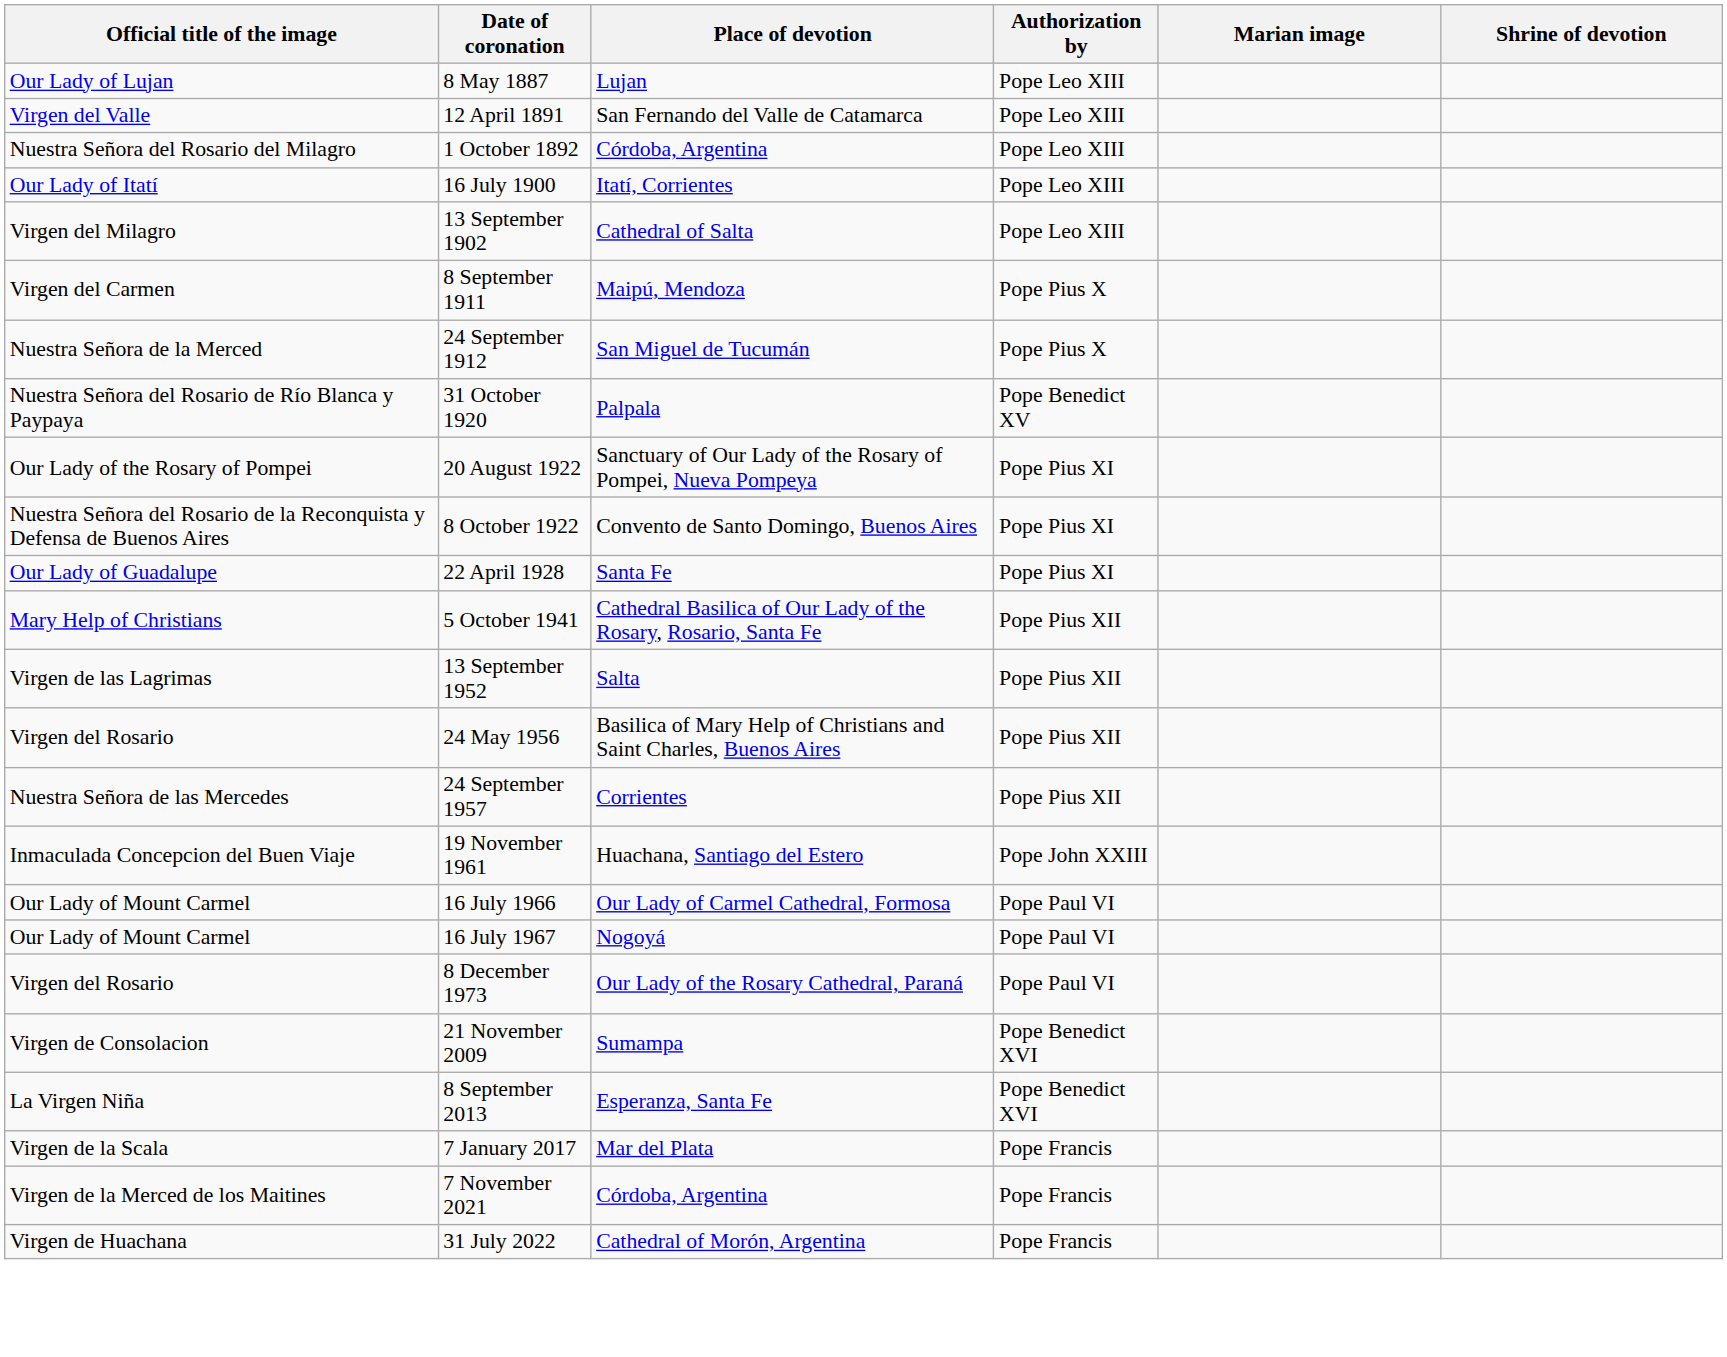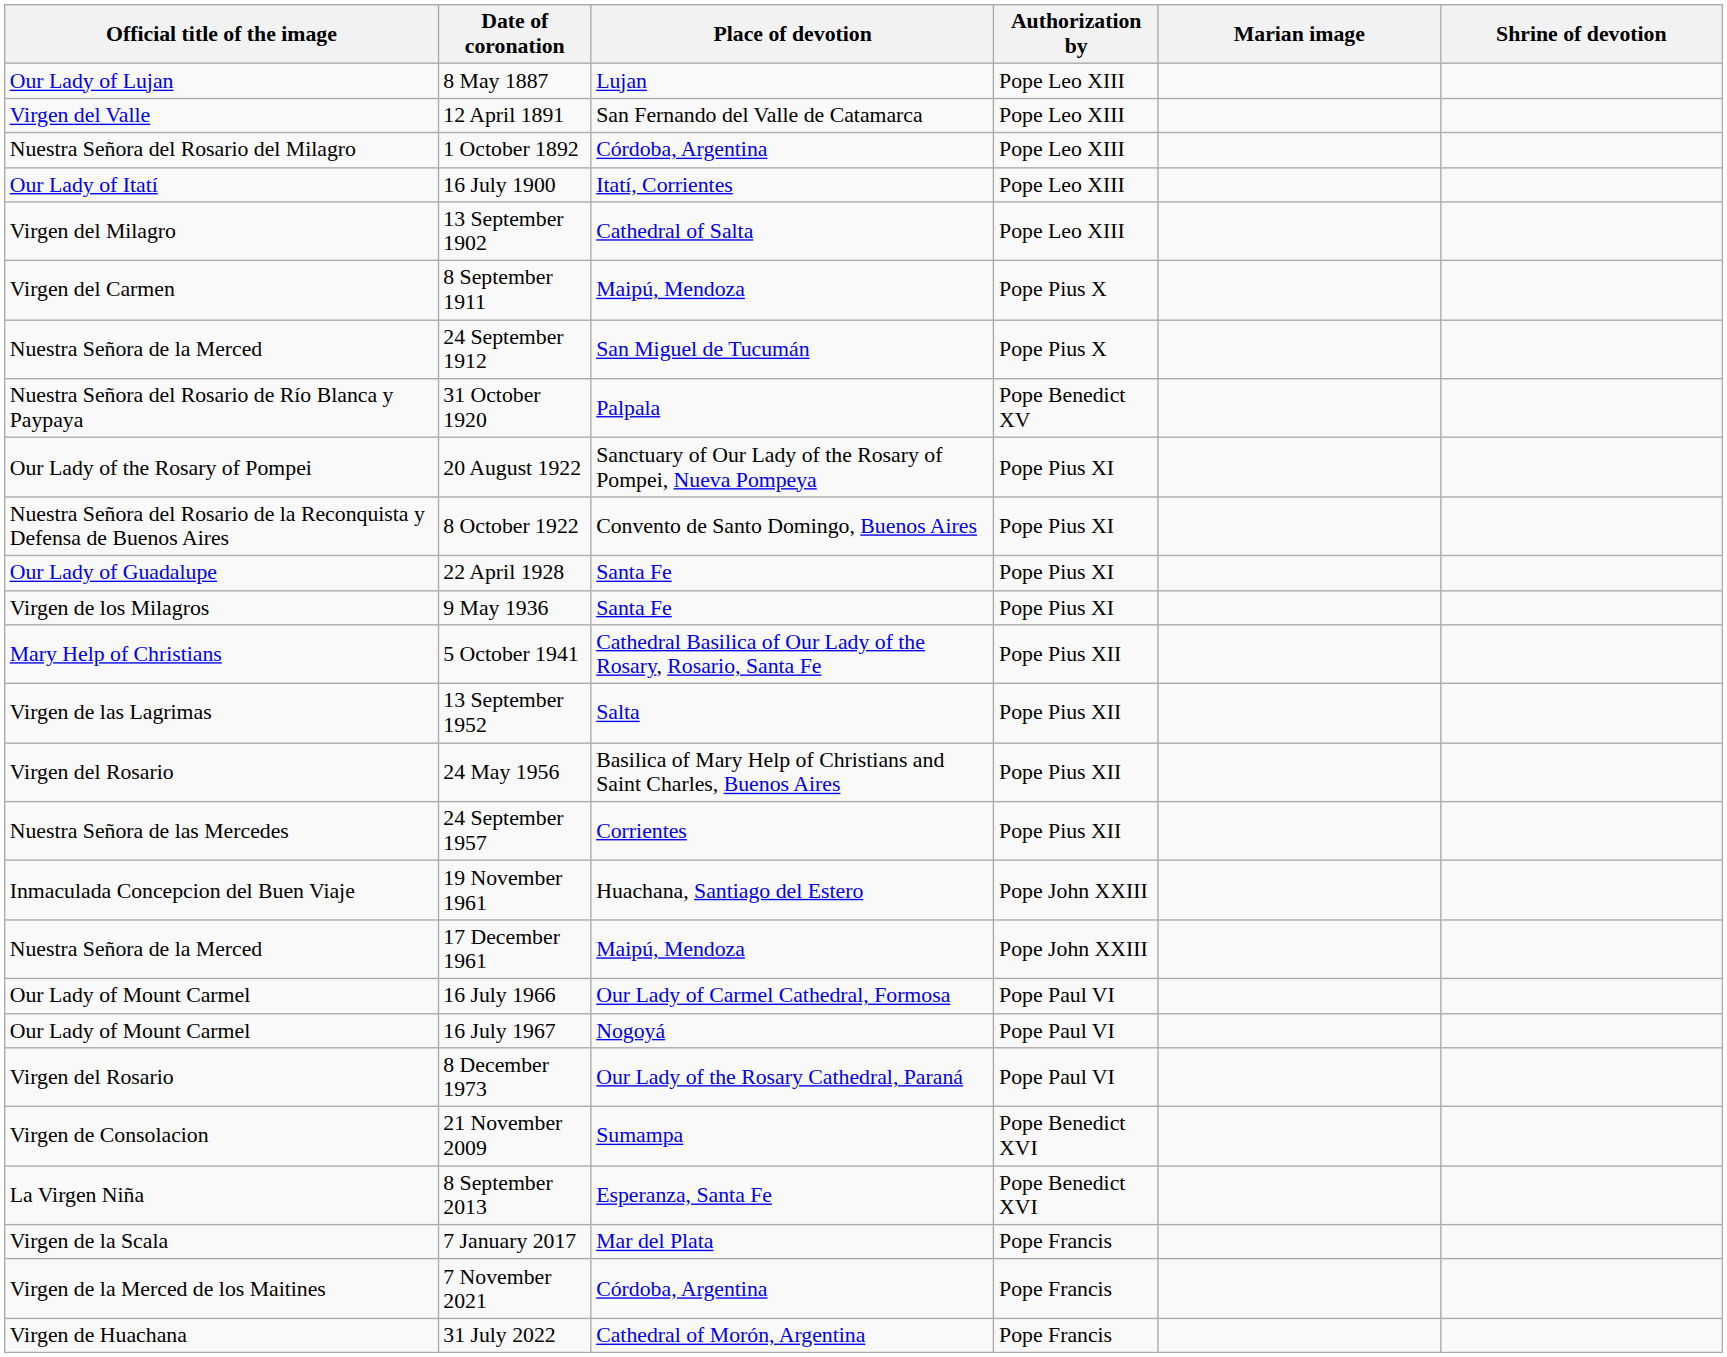+ row: (496, 607)
+ row: (502, 948)
